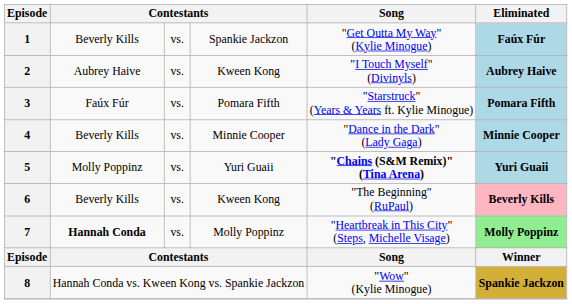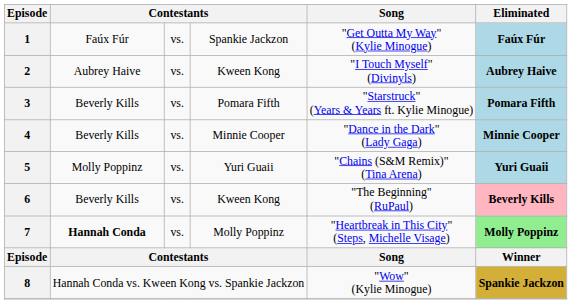(107, 39) Beverly Kills -> (107, 39) Faúx Fúr
(107, 103) Faúx Fúr -> (107, 103) Beverly Kills
(391, 167) bold -> (391, 167) normal
